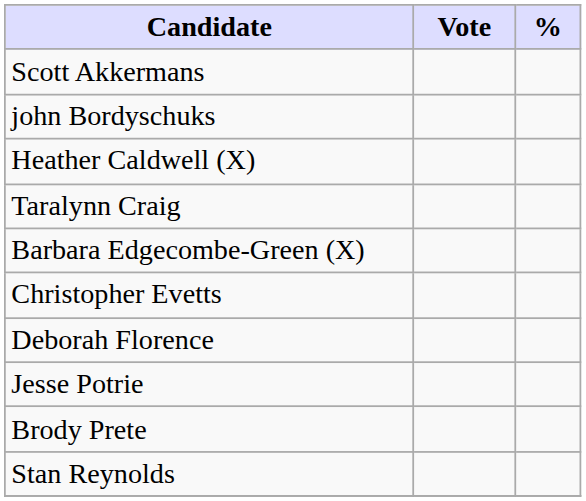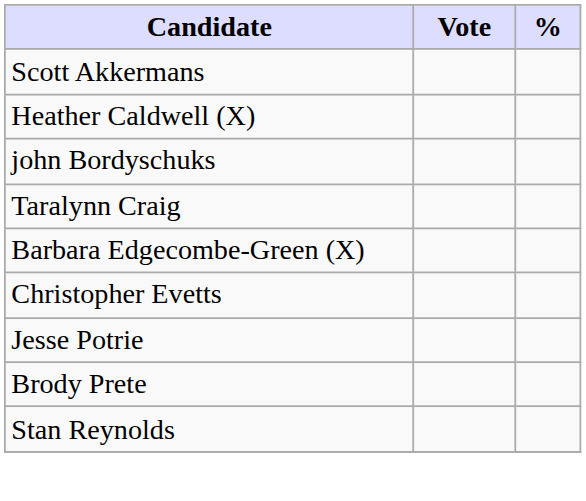rows swapped: (113, 116) <-> (133, 160)
- row: (113, 339)
